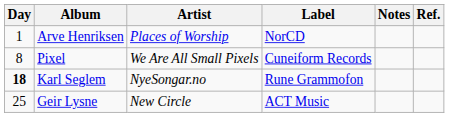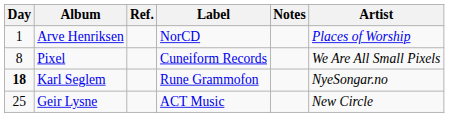columns swapped: (194, 15) <-> (429, 15)
